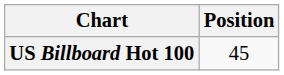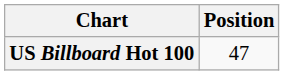(239, 53) 45 -> (239, 53) 47
